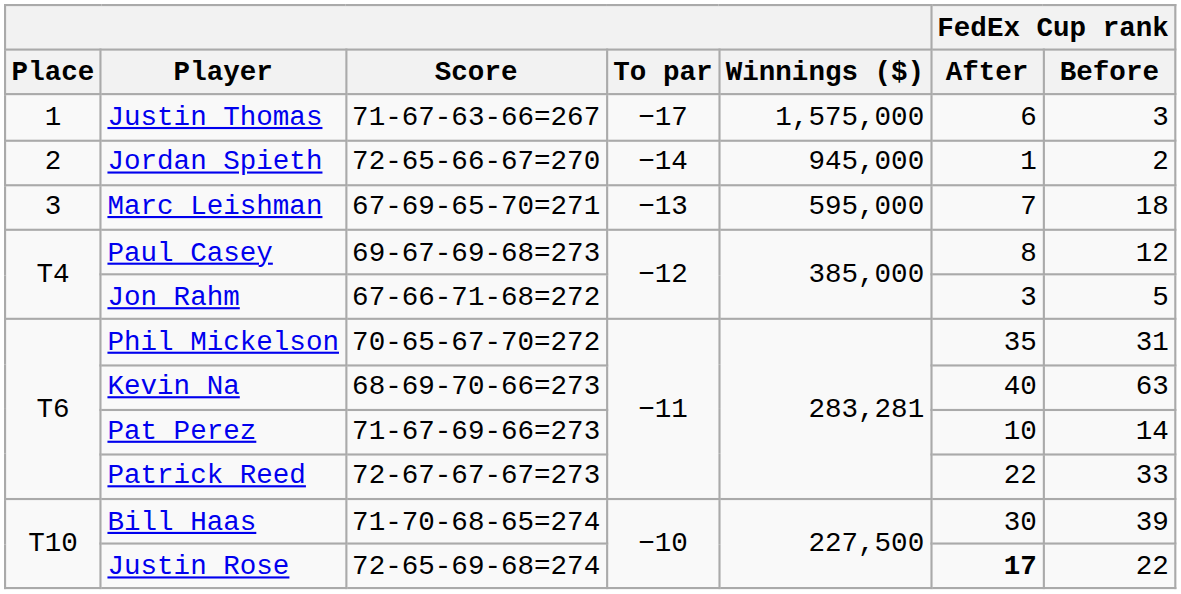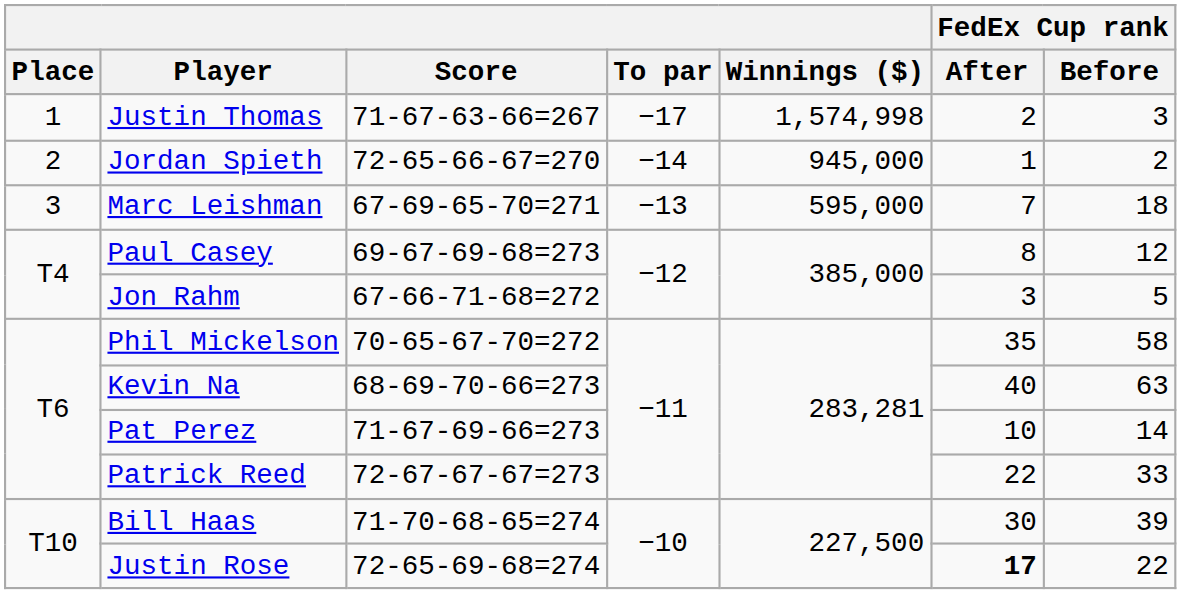(850, 117) 1,575,000 -> (850, 117) 1,574,998
(1028, 117) 6 -> (1028, 117) 2
(1152, 342) 31 -> (1152, 342) 58
